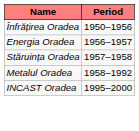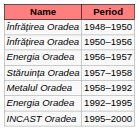+ row: (108, 27)
+ row: (108, 103)
